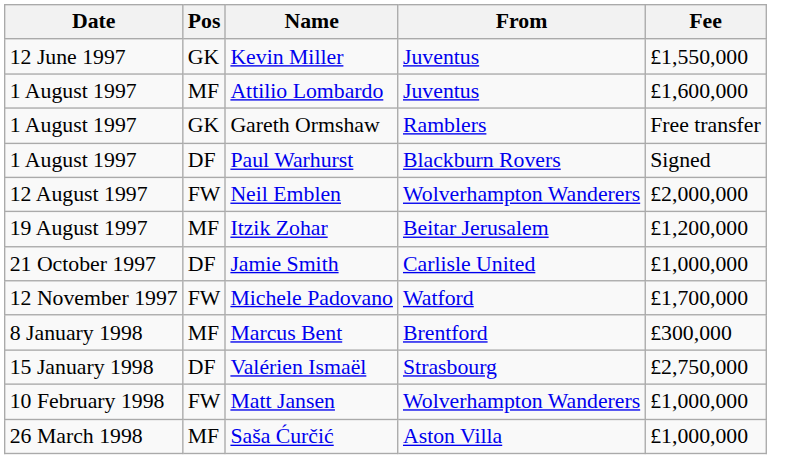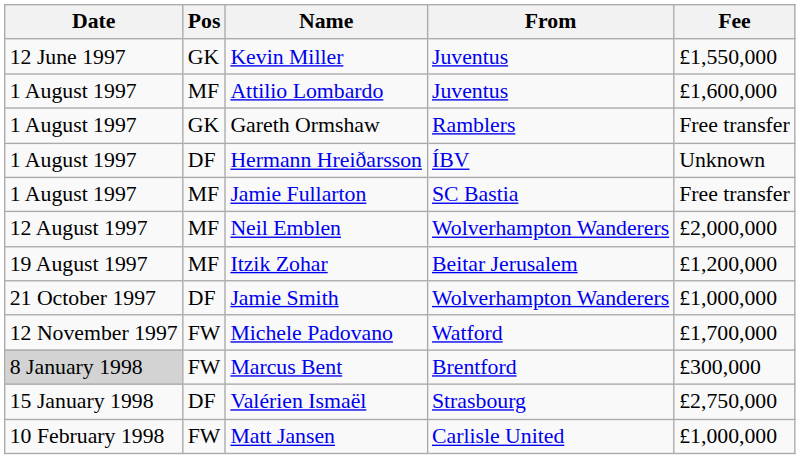- row: (292, 159)
+ row: (326, 159)
+ row: (298, 194)
(204, 194) FW -> (203, 228) MF
(469, 263) Carlisle United -> (551, 297) Wolverhampton Wanderers
(76, 332) no background -> (76, 366) lightgrey background
(203, 332) MF -> (204, 366) FW
(522, 401) Wolverhampton Wanderers -> (498, 435) Carlisle United
- row: (282, 435)
